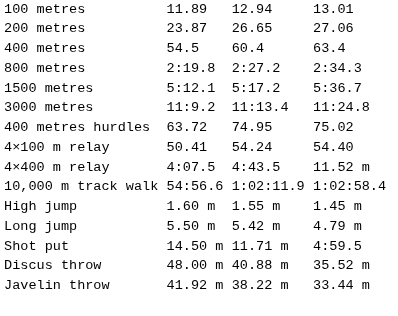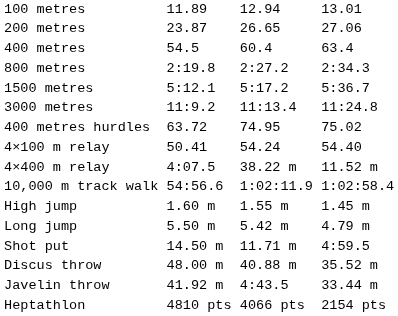(256, 167) 4:43.5 -> (268, 167) 38.22 m
(260, 286) 38.22 m -> (264, 286) 4:43.5
+ row: (45, 305)
